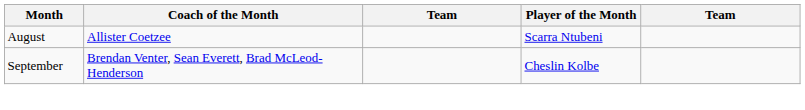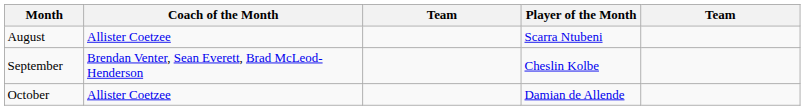+ row: (28, 95)
